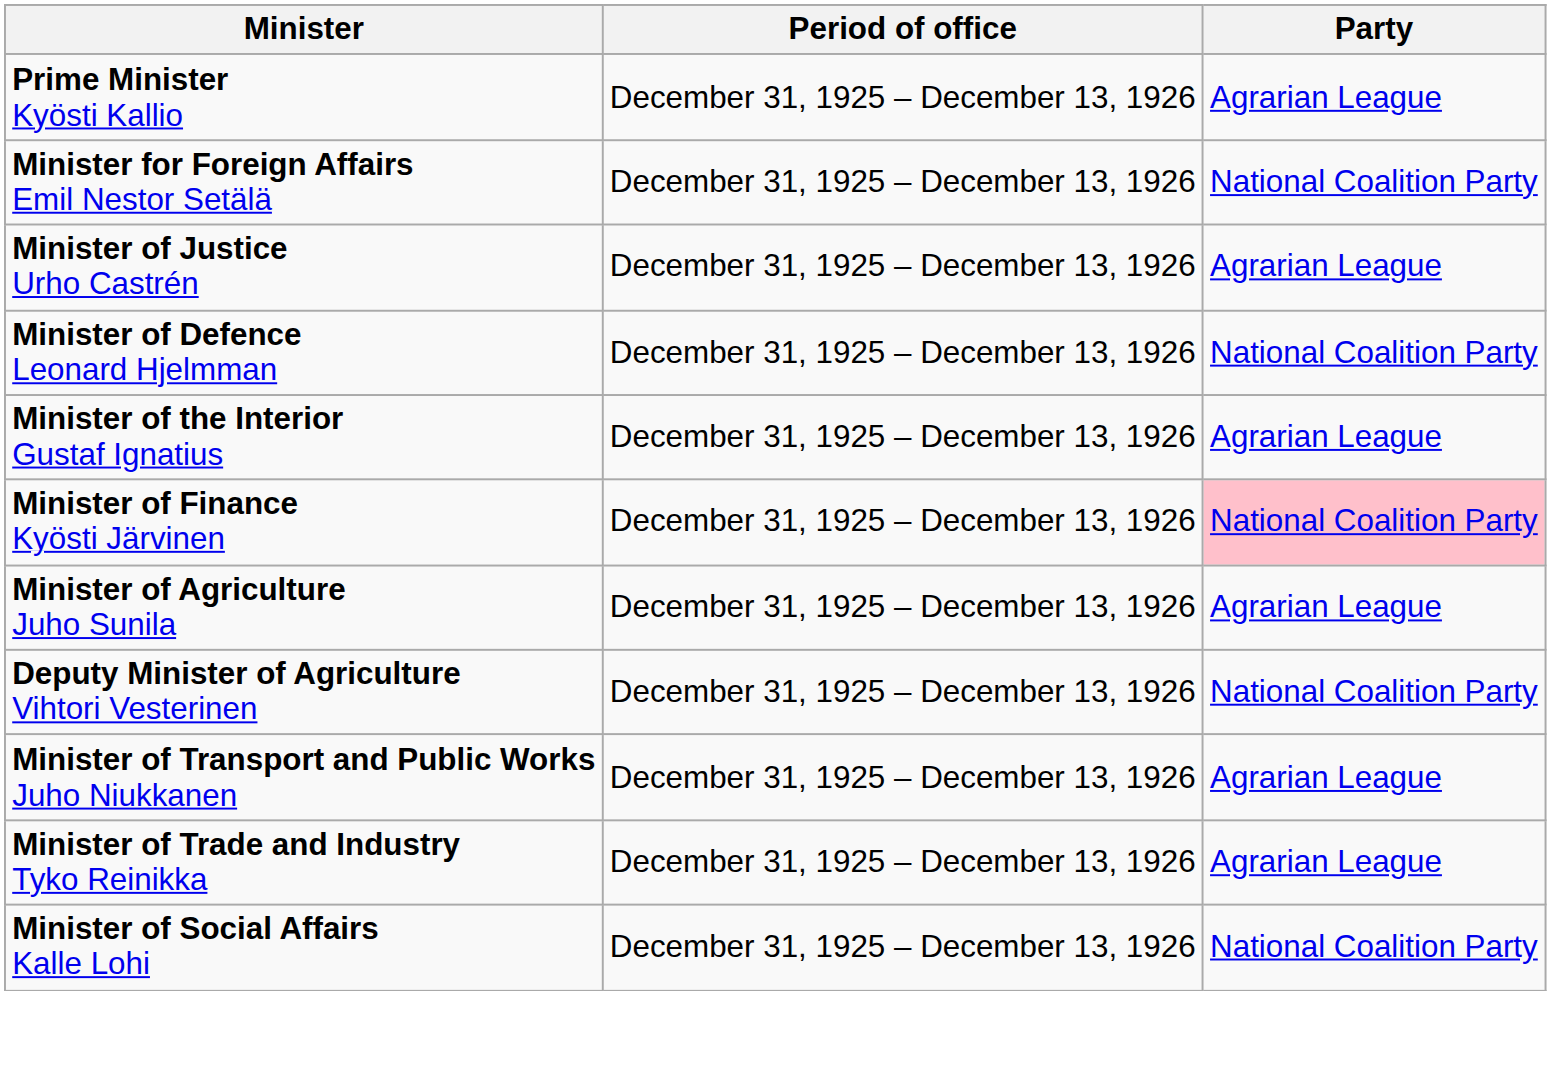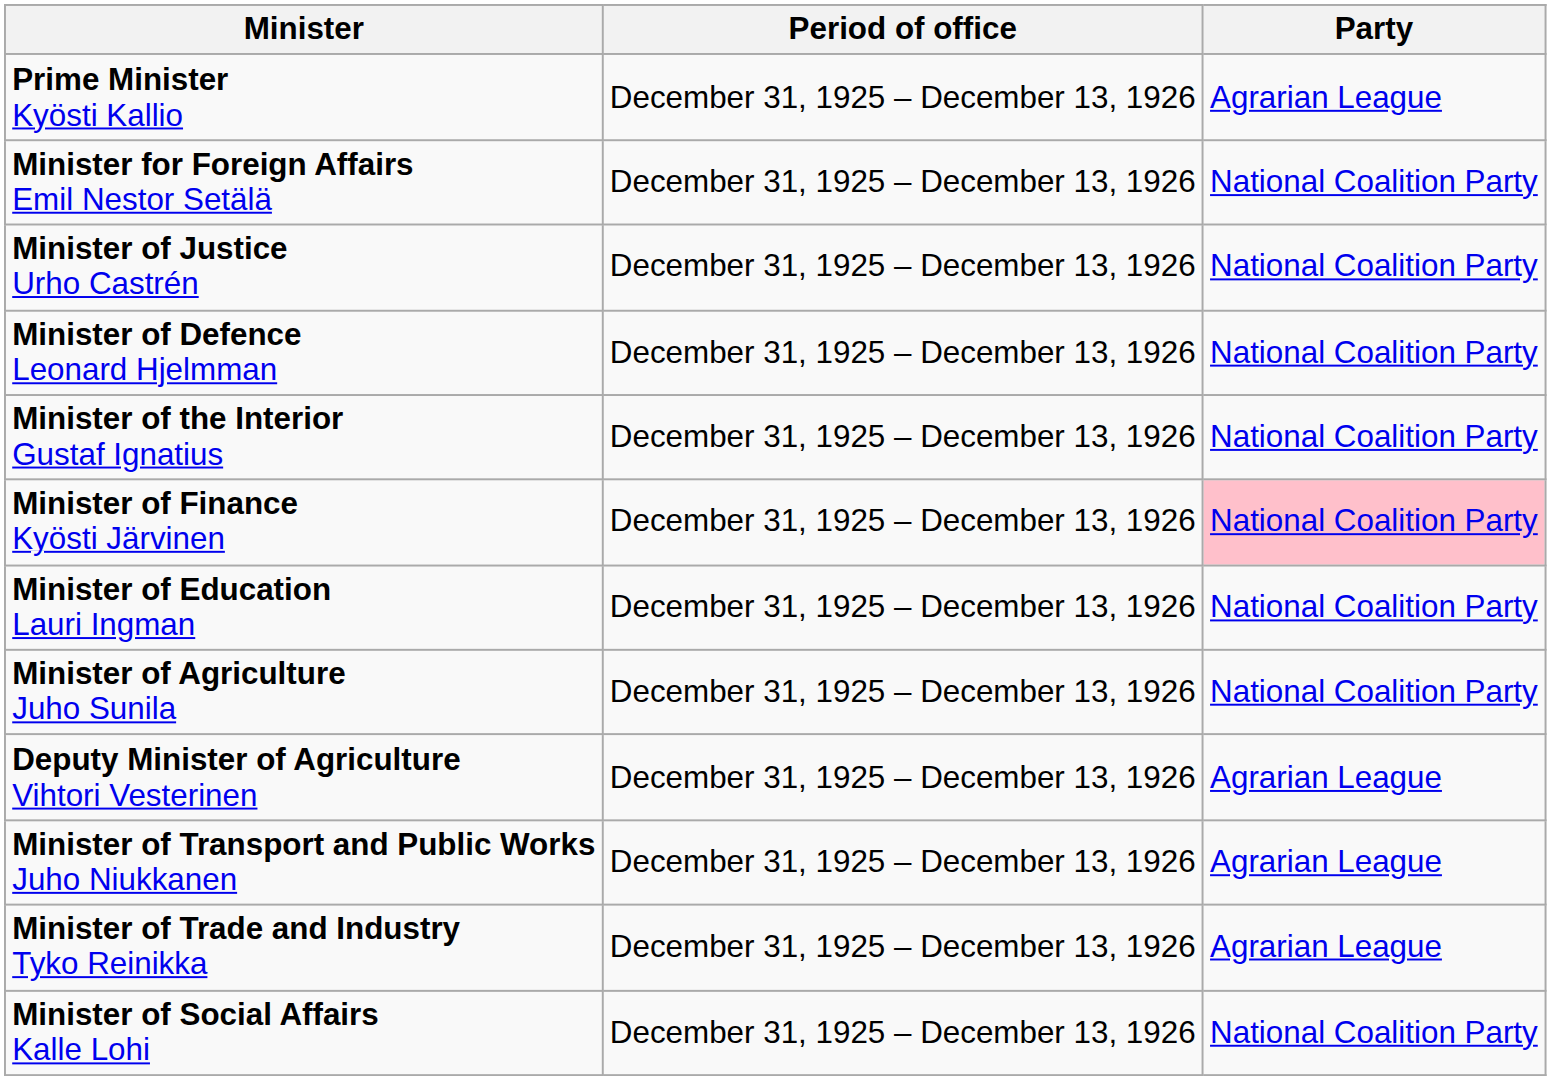(1326, 266) Agrarian League -> (1374, 266) National Coalition Party
(1326, 436) Agrarian League -> (1374, 436) National Coalition Party
+ row: (172, 606)
(1326, 606) Agrarian League -> (1374, 691) National Coalition Party
(1374, 691) National Coalition Party -> (1326, 776) Agrarian League
